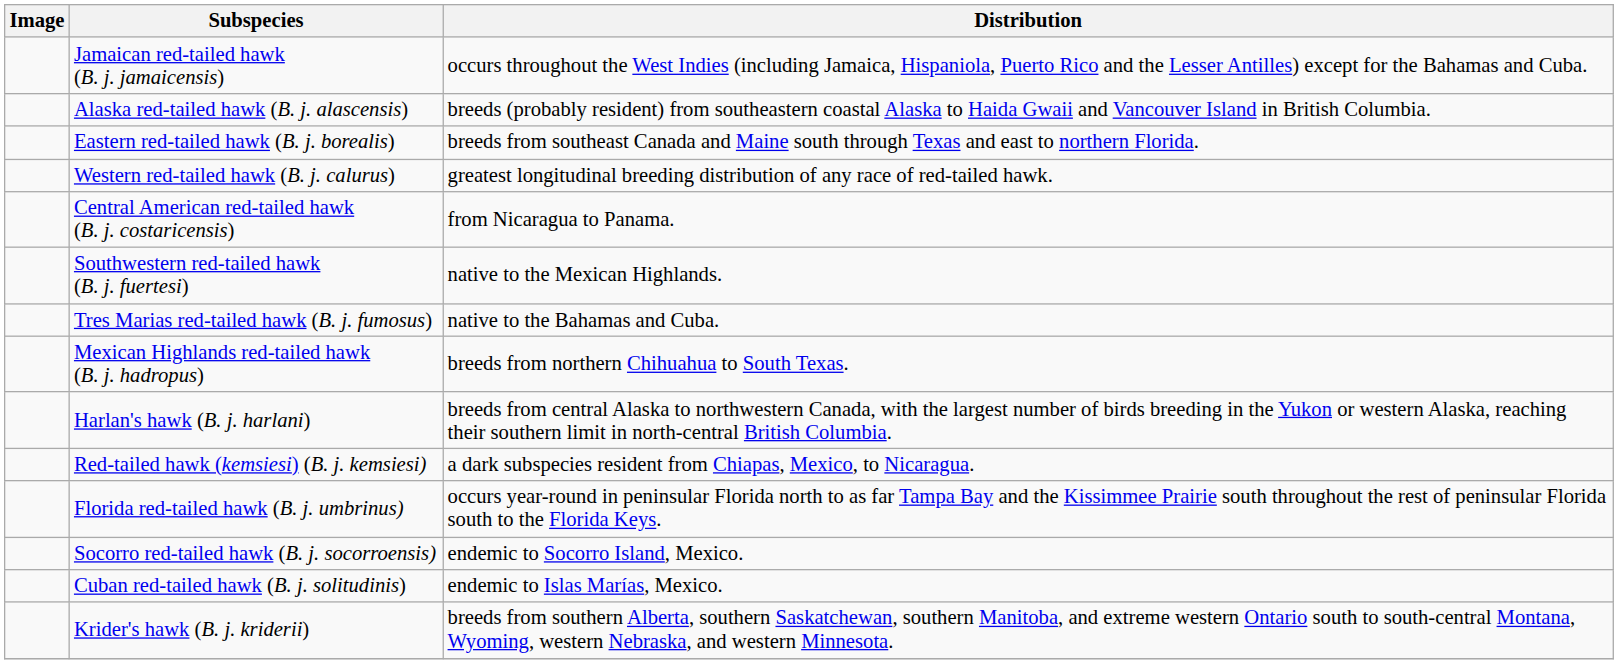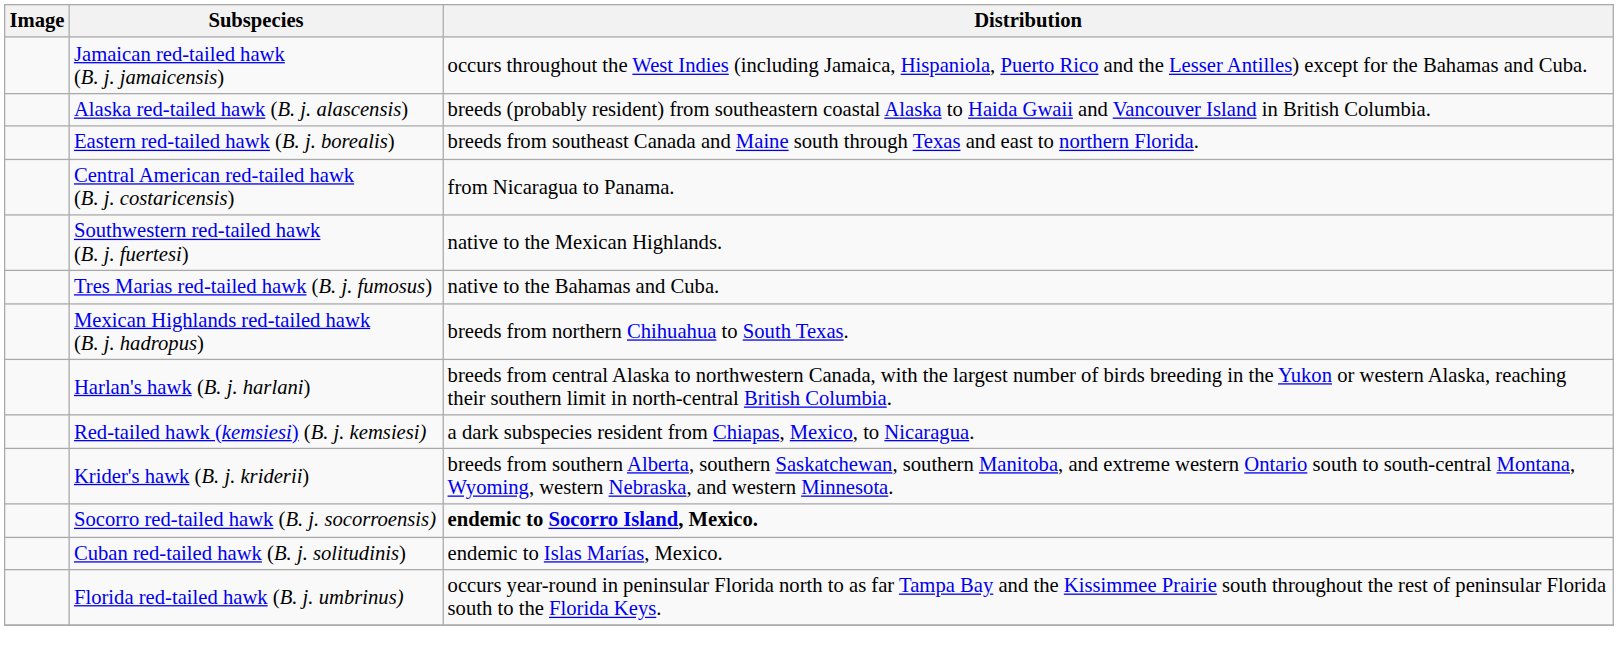- row: (234, 175)
rows swapped: (192, 630) <-> (239, 508)
(595, 552) normal -> (603, 520) bold
